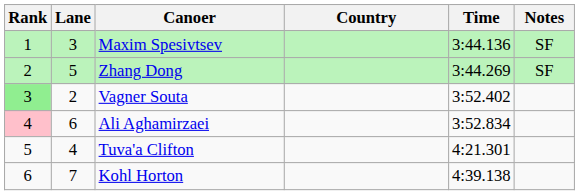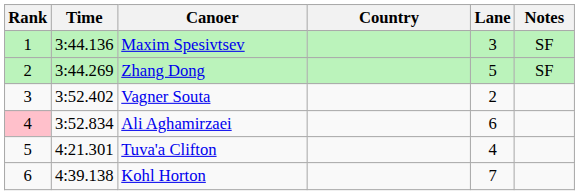columns swapped: (73, 17) <-> (481, 17)
(28, 96) lightgreen background -> (28, 96) no background
